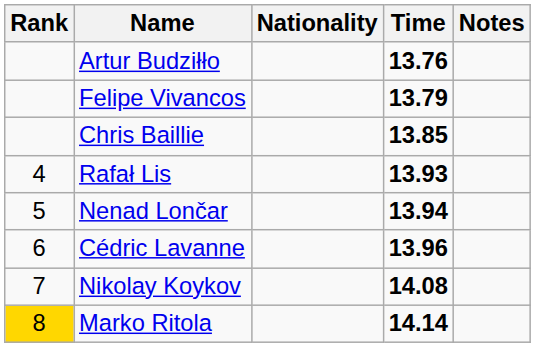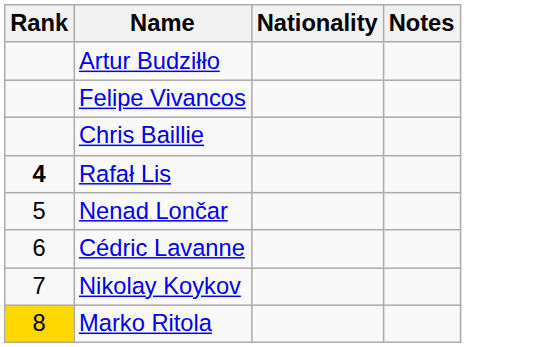- column: (418, 23)
(39, 173) normal -> (39, 173) bold
